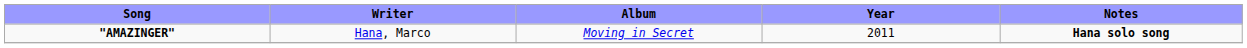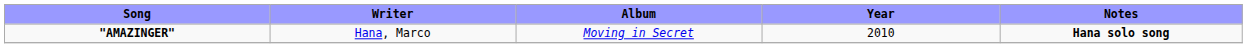(881, 33) 2011 -> (881, 33) 2010
